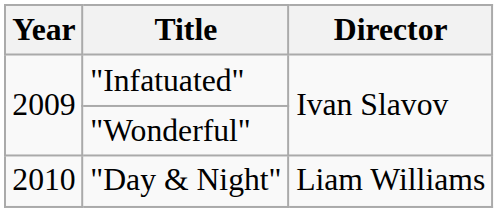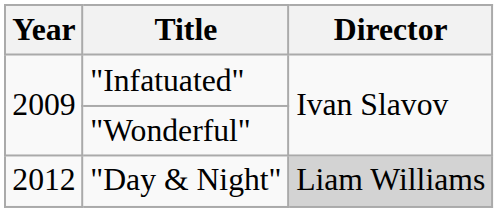(44, 180) 2010 -> (44, 180) 2012
(391, 180) no background -> (391, 180) lightgrey background
